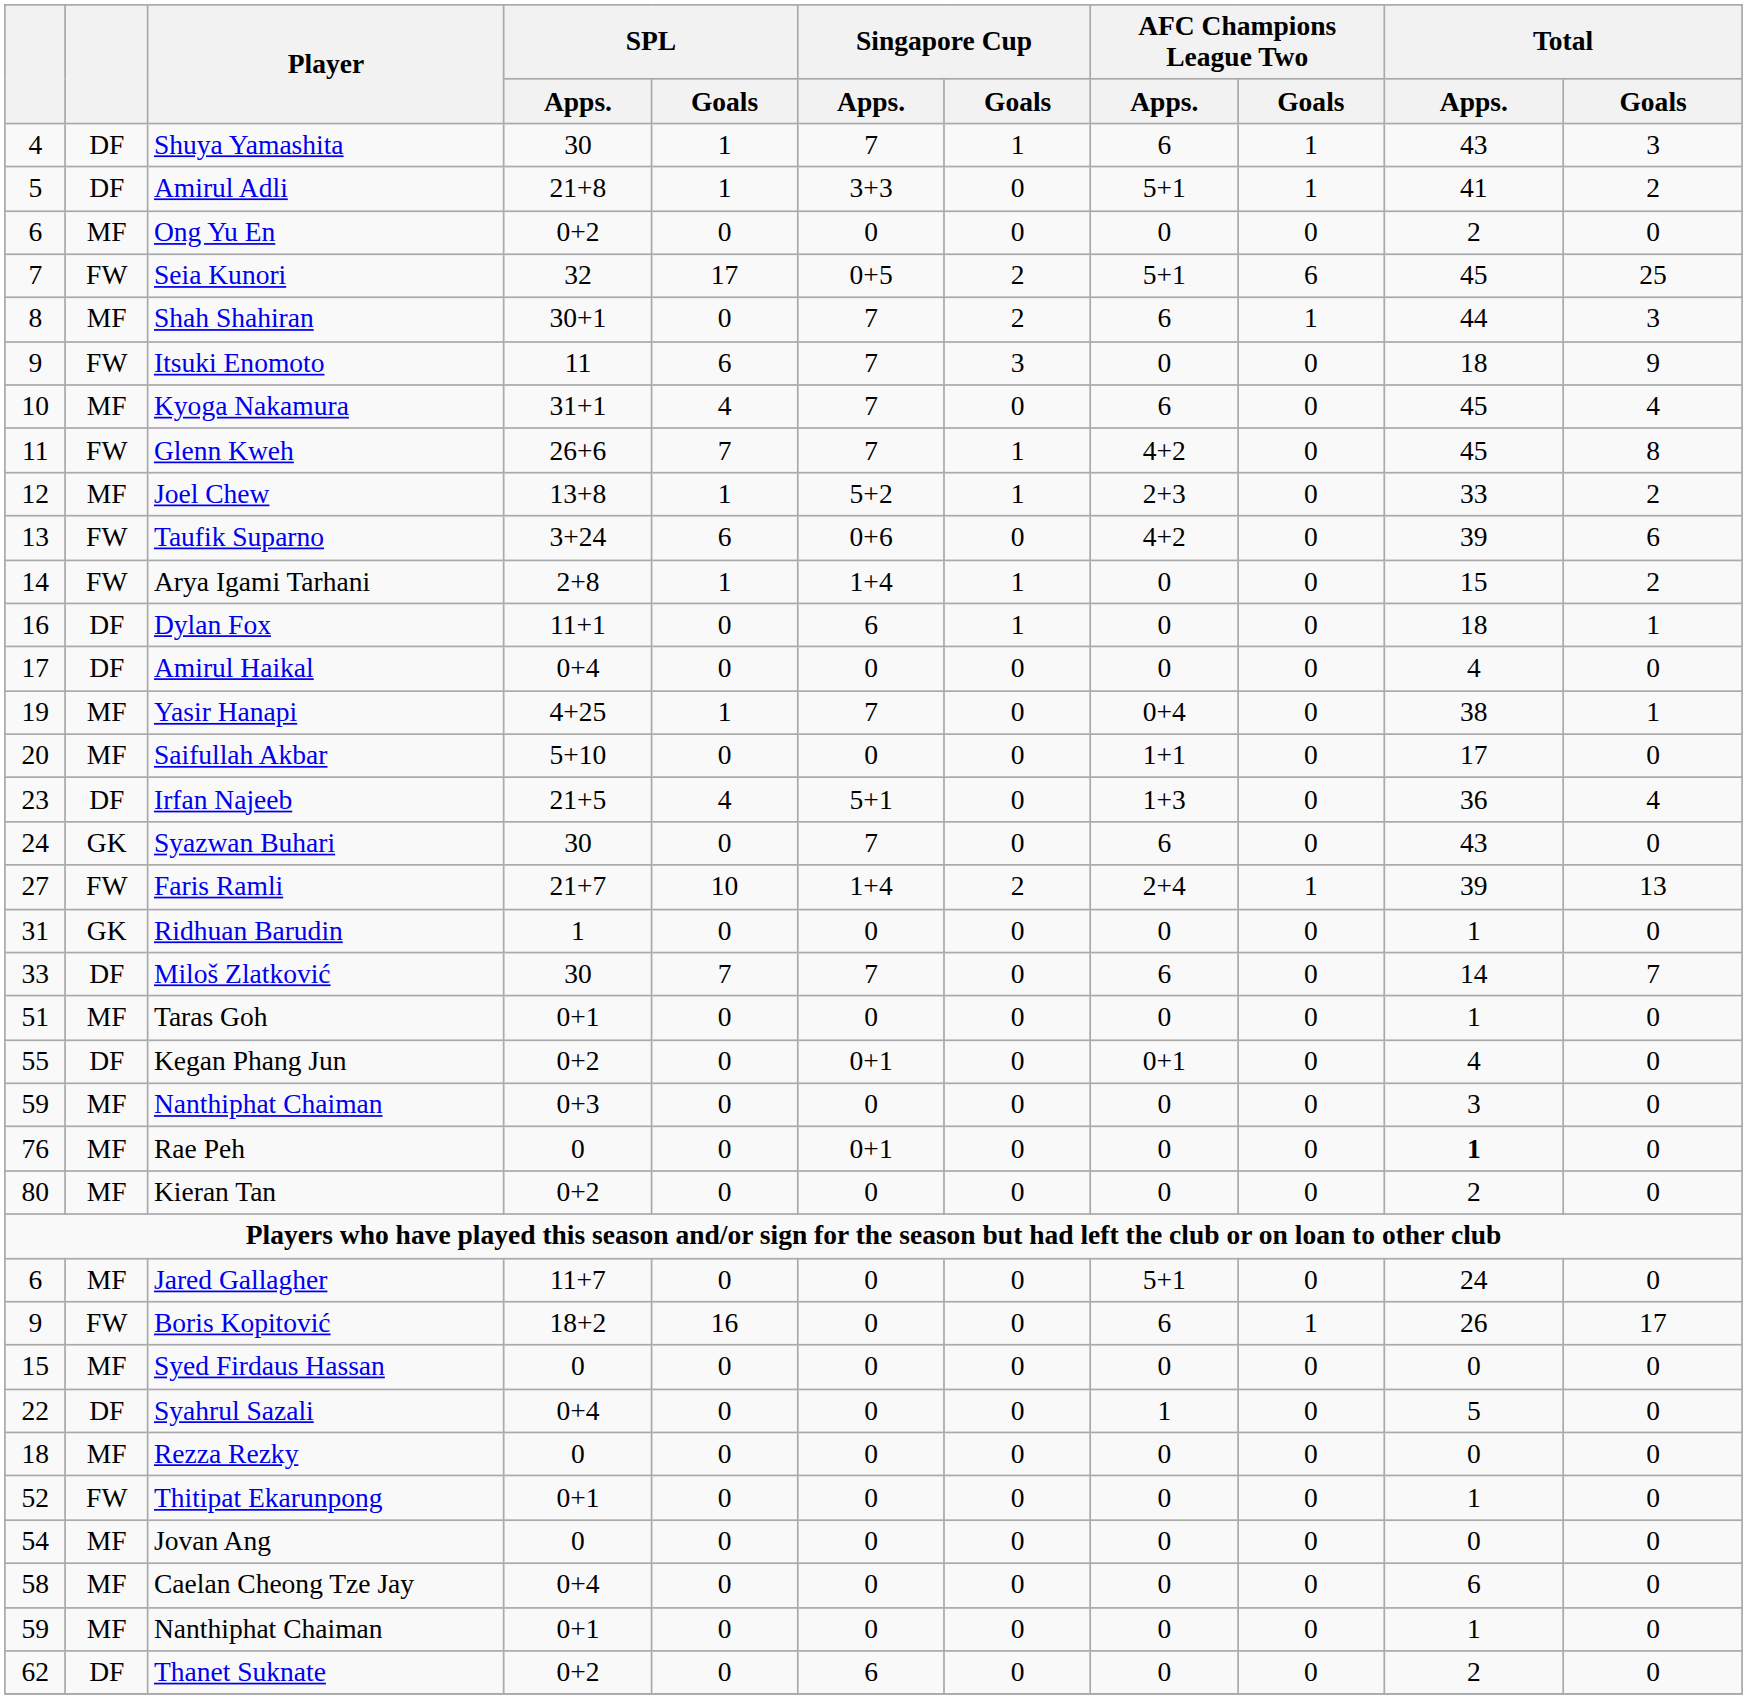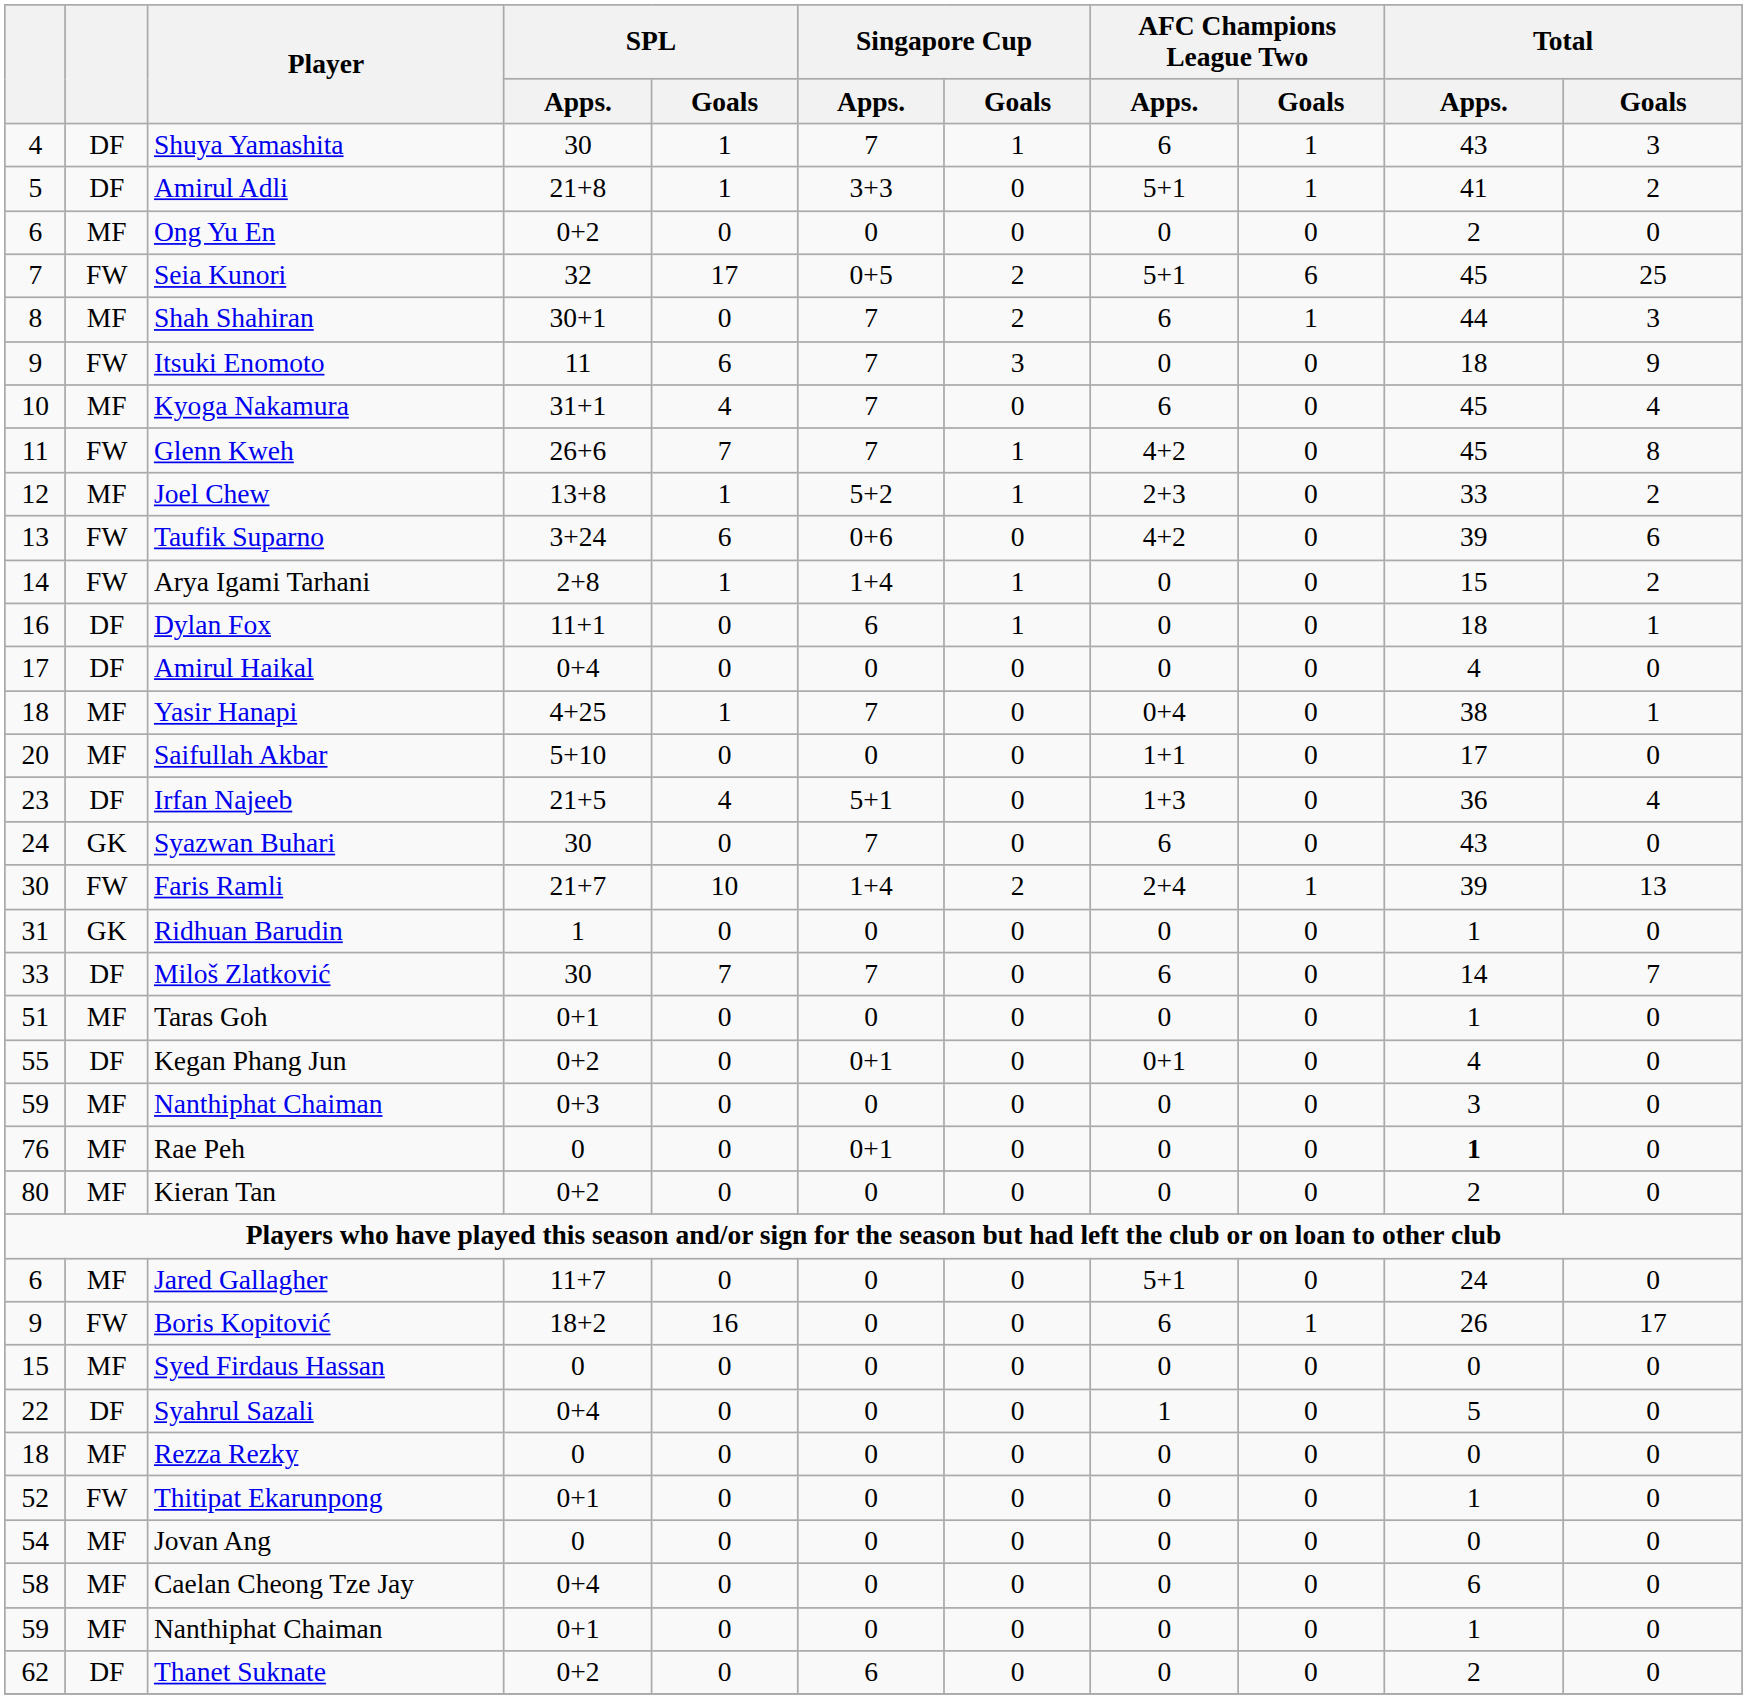(35, 711) 19 -> (35, 711) 18
(35, 886) 27 -> (35, 886) 30
